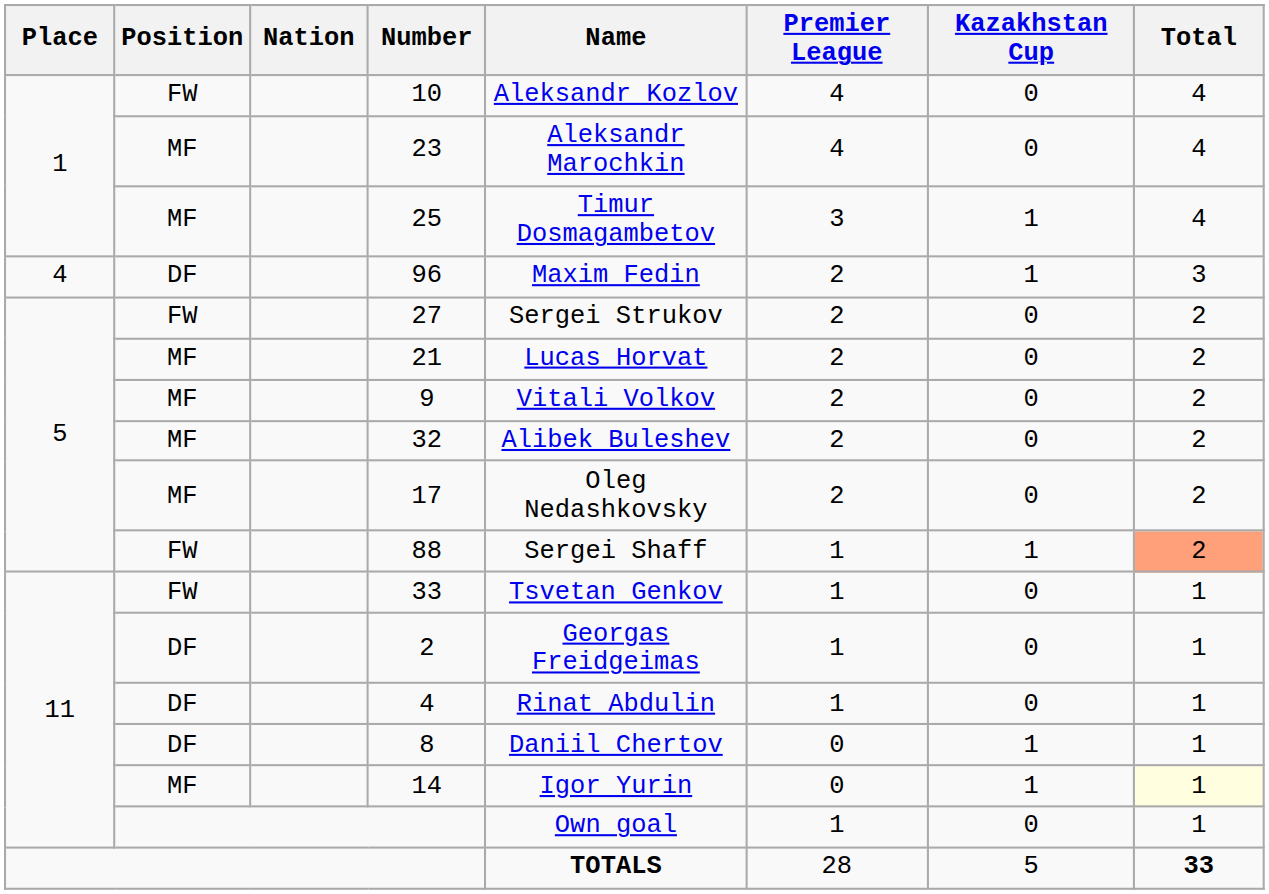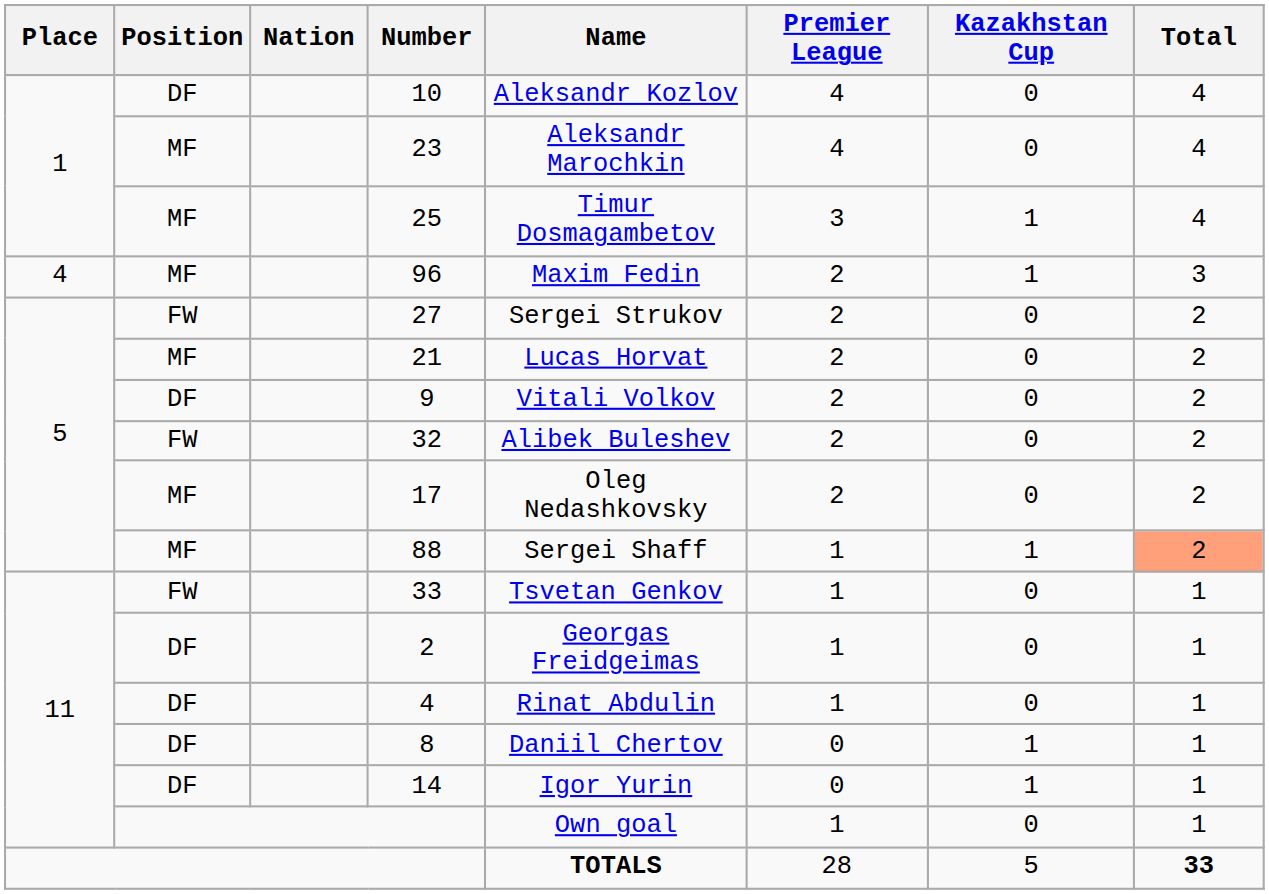(182, 96) FW -> (182, 96) DF
(182, 277) DF -> (182, 277) MF
(182, 400) MF -> (182, 400) DF
(182, 441) MF -> (182, 441) FW
(182, 552) FW -> (182, 552) MF
(182, 786) MF -> (182, 786) DF
(1199, 786) lightyellow background -> (1199, 786) no background
